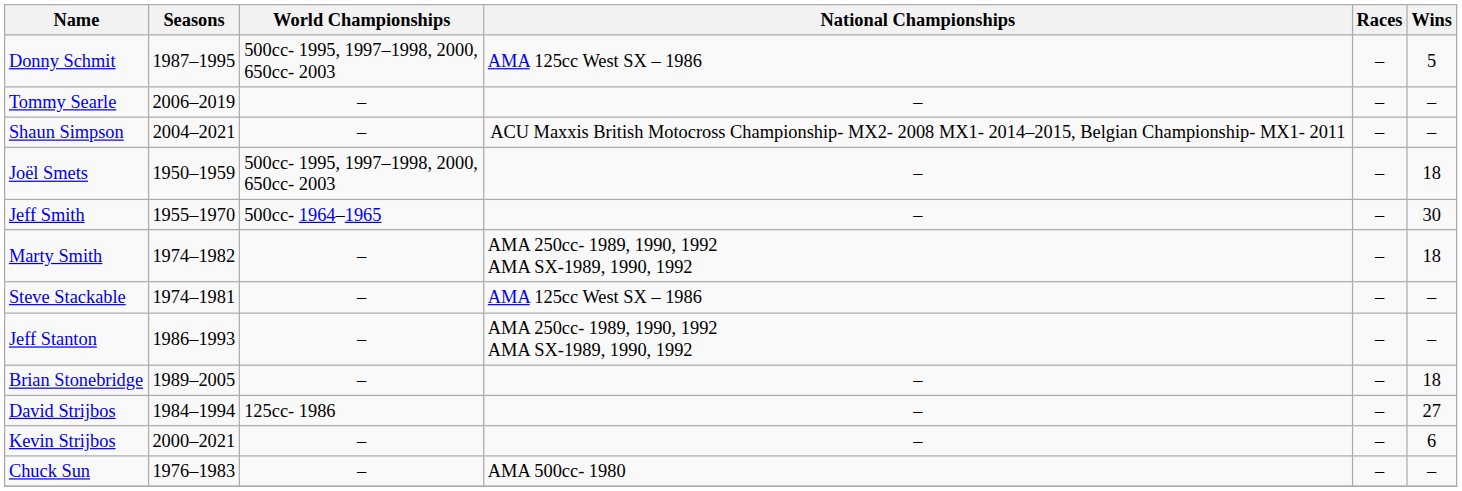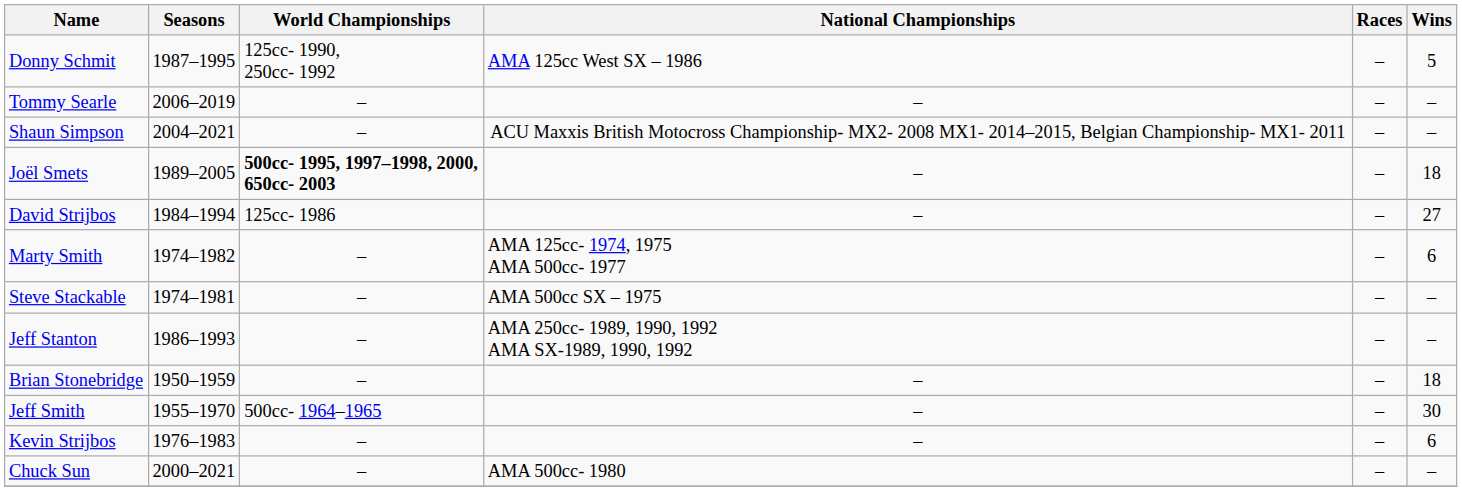(361, 61) 500cc- 1995, 1997–1998, 2000, 650cc- 2003 -> (292, 61) 125cc- 1990, 250cc- 1992
(194, 173) 1950–1959 -> (194, 173) 1989–2005
(361, 173) normal -> (361, 173) bold
rows swapped: (47, 215) <-> (62, 410)
(603, 256) AMA 250cc- 1989, 1990, 1992 AMA SX-1989, 1990, 1992 -> (580, 256) AMA 125cc- 1974, 1975 AMA 500cc- 1977
(1432, 256) 18 -> (1432, 256) 6
(595, 297) AMA 125cc West SX – 1986 -> (575, 297) AMA 500cc SX – 1975
(194, 379) 1989–2005 -> (194, 379) 1950–1959
(194, 440) 2000–2021 -> (194, 440) 1976–1983
(194, 470) 1976–1983 -> (194, 470) 2000–2021
